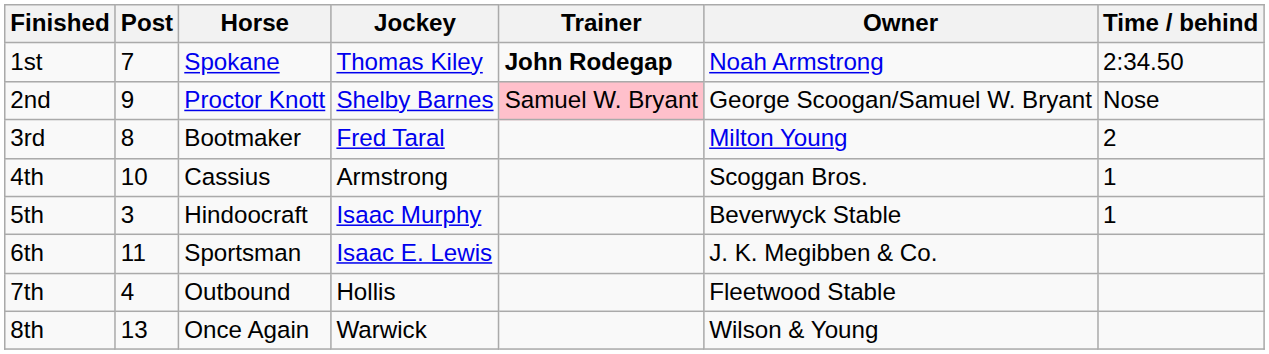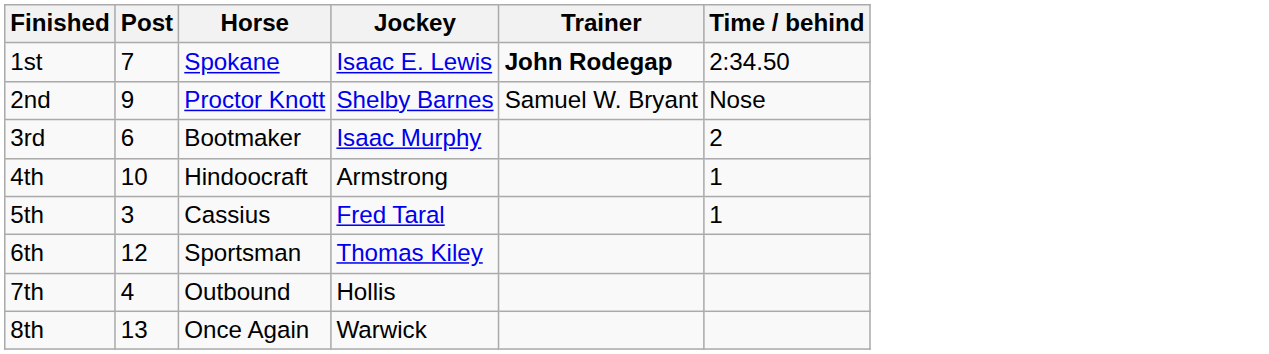- column: (901, 23)
(410, 61) Thomas Kiley -> (414, 61) Isaac E. Lewis
(601, 100) pink background -> (601, 100) no background
(128, 138) 8 -> (128, 138) 6
(391, 138) Fred Taral -> (409, 138) Isaac Murphy
(227, 176) Cassius -> (246, 176) Hindoocraft
(246, 215) Hindoocraft -> (227, 215) Cassius
(409, 215) Isaac Murphy -> (391, 215) Fred Taral
(133, 253) 11 -> (134, 253) 12
(414, 253) Isaac E. Lewis -> (410, 253) Thomas Kiley
